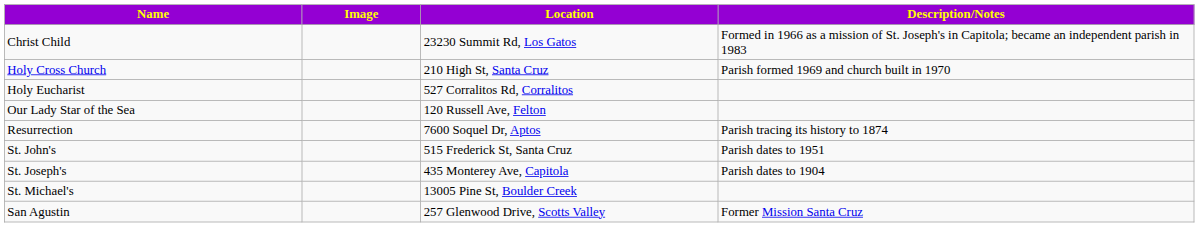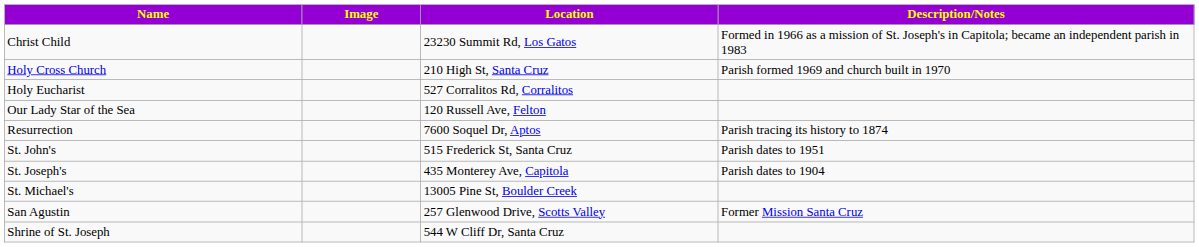+ row: (59, 232)
